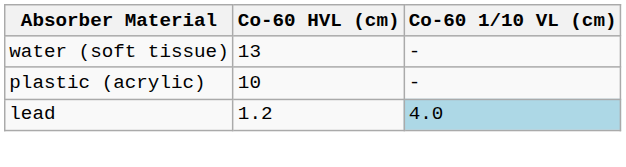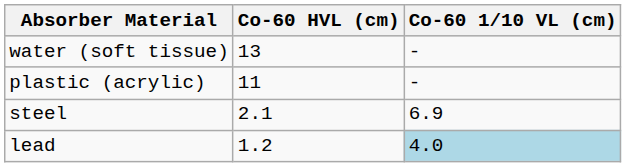(249, 83) 10 -> (249, 83) 11
+ row: (38, 114)
